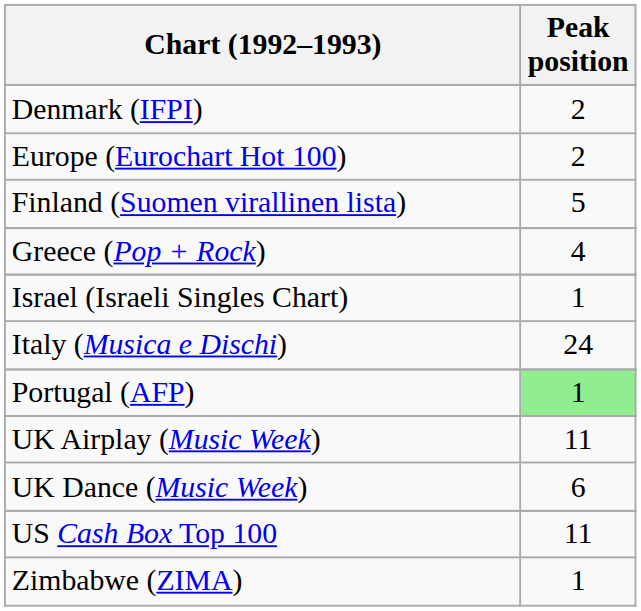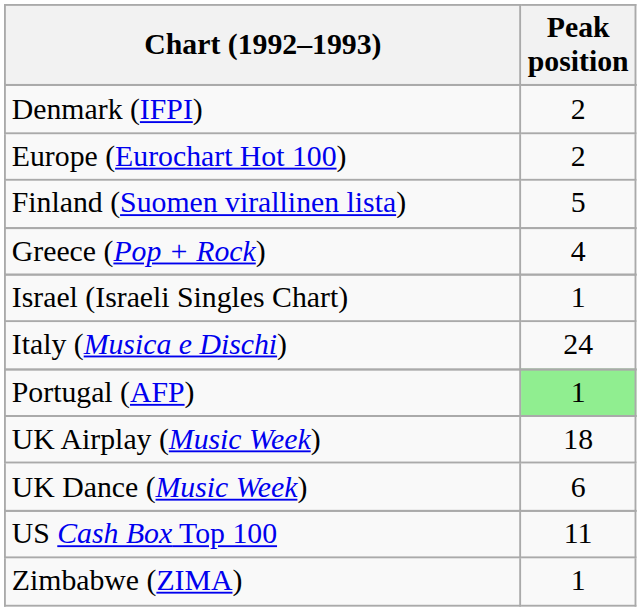(578, 439) 11 -> (578, 439) 18
